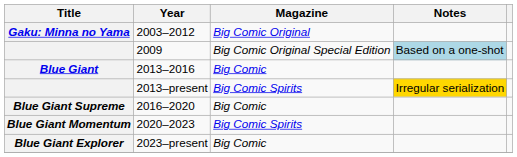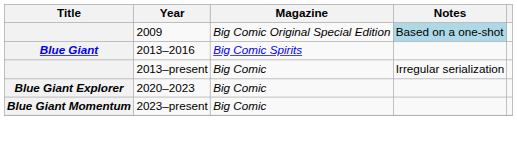- row: (166, 32)
(240, 69) Big Comic -> (258, 50) Big Comic Spirits
(258, 87) Big Comic Spirits -> (240, 69) Big Comic
(450, 87) gold background -> (450, 69) no background
- row: (166, 106)
(69, 124) Blue Giant Momentum -> (69, 87) Blue Giant Explorer
(258, 124) Big Comic Spirits -> (240, 87) Big Comic
(69, 143) Blue Giant Explorer -> (69, 106) Blue Giant Momentum
